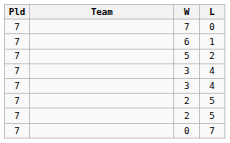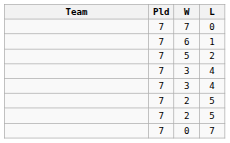columns swapped: (102, 12) <-> (17, 12)
